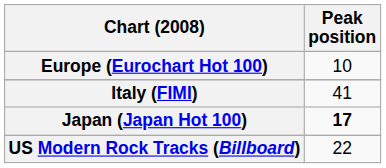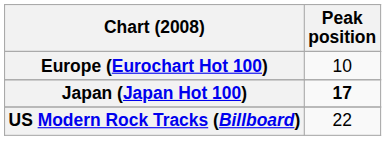- row: (154, 93)
